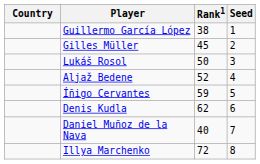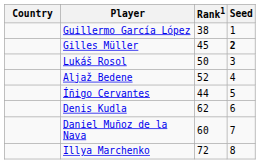(233, 46) normal -> (233, 46) bold
(203, 93) 59 -> (203, 93) 44
(203, 130) 40 -> (203, 130) 60
